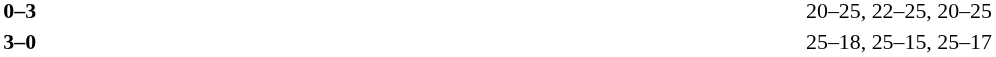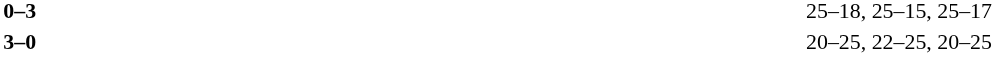(899, 11) 20–25, 22–25, 20–25 -> (899, 11) 25–18, 25–15, 25–17
(899, 41) 25–18, 25–15, 25–17 -> (899, 41) 20–25, 22–25, 20–25
